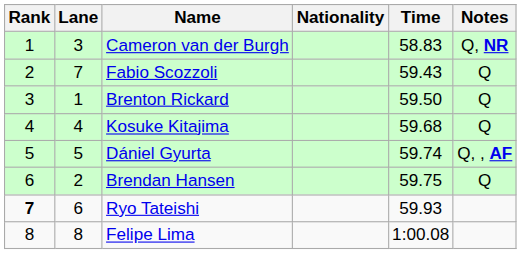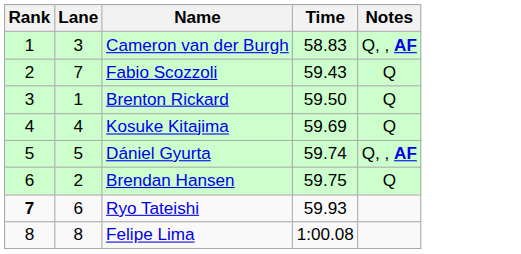- column: (340, 18)
(485, 45) Q, NR -> (389, 45) Q, , AF
(421, 126) 59.68 -> (325, 126) 59.69
